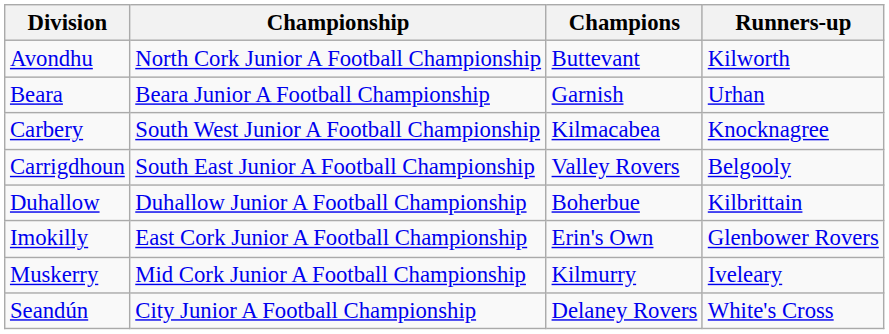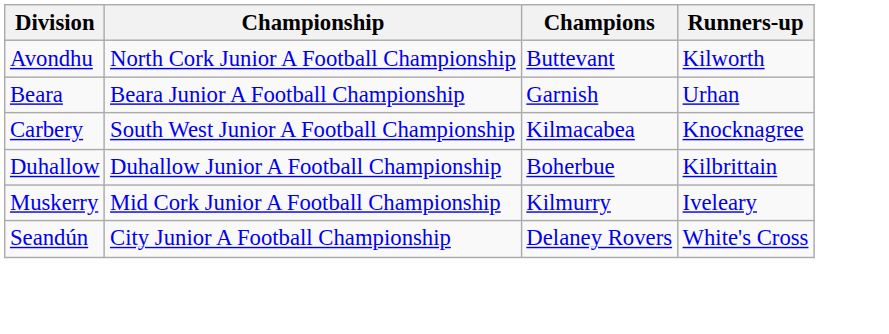- row: (67, 166)
- row: (49, 238)
